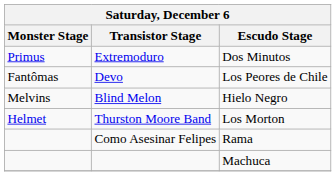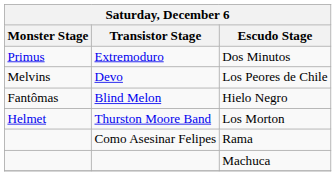(33, 77) Fantômas -> (29, 77) Melvins
(29, 98) Melvins -> (33, 98) Fantômas
